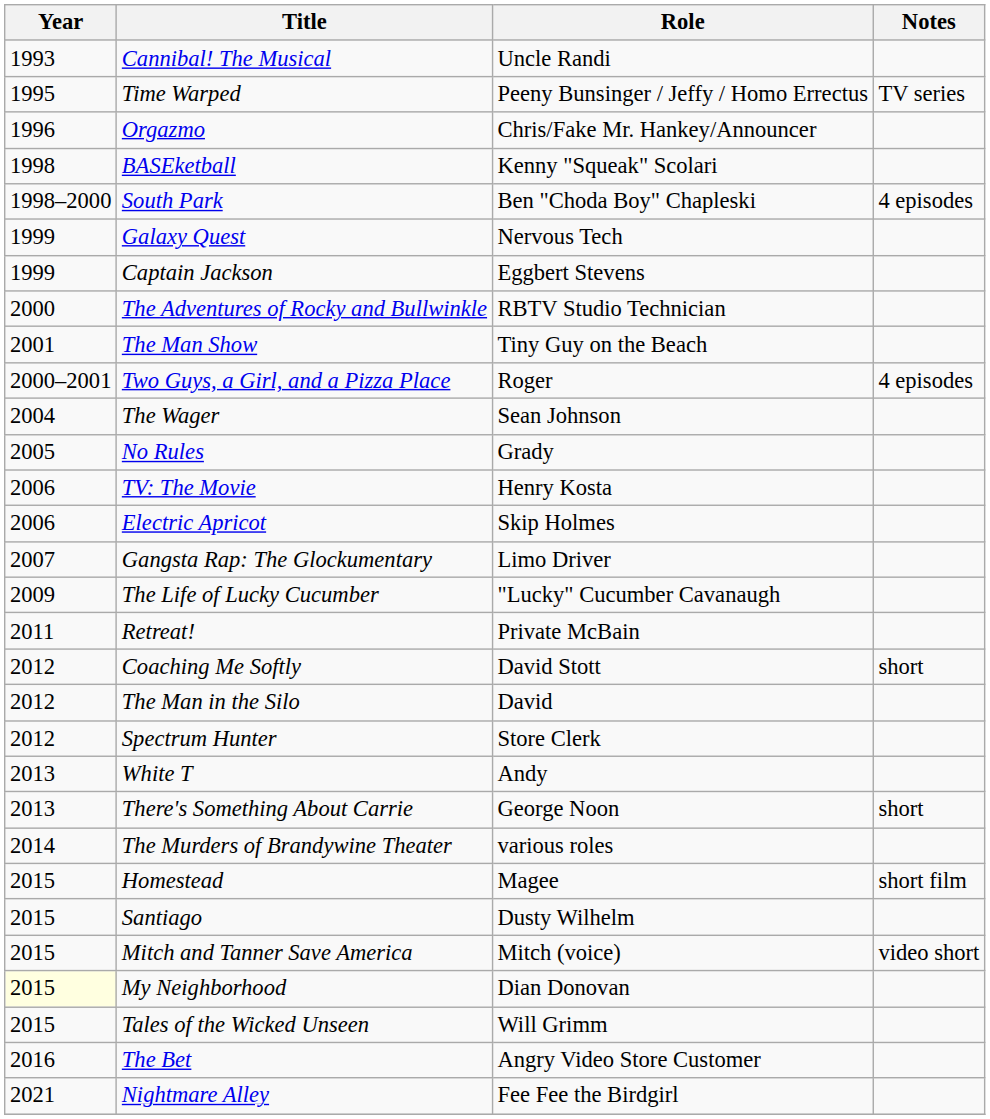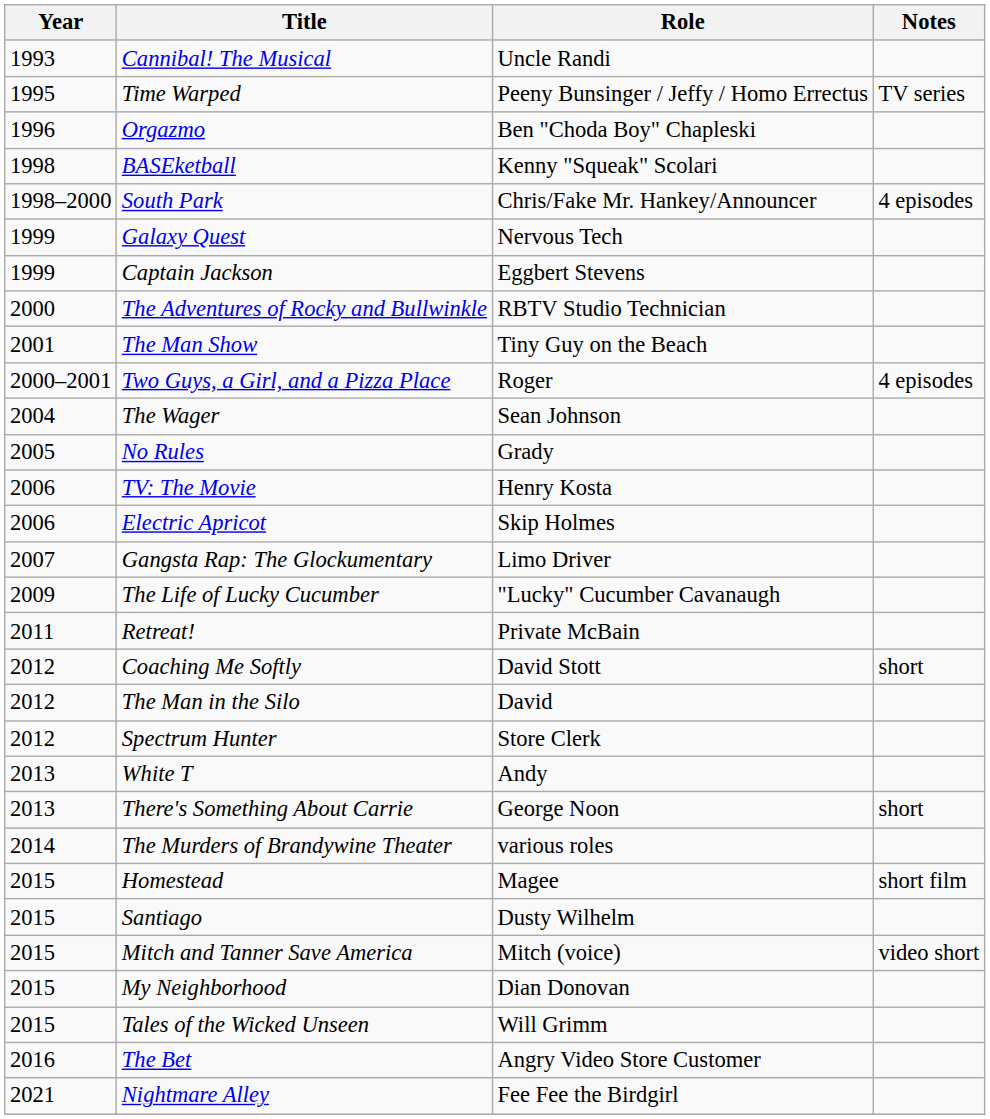(657, 129) Chris/Fake Mr. Hankey/Announcer -> (627, 129) Ben "Choda Boy" Chapleski
(627, 201) Ben "Choda Boy" Chapleski -> (657, 201) Chris/Fake Mr. Hankey/Announcer
(32, 988) lightyellow background -> (32, 988) no background
